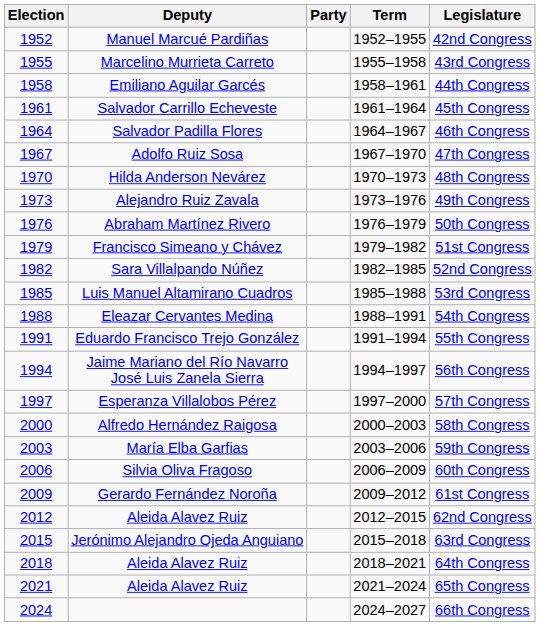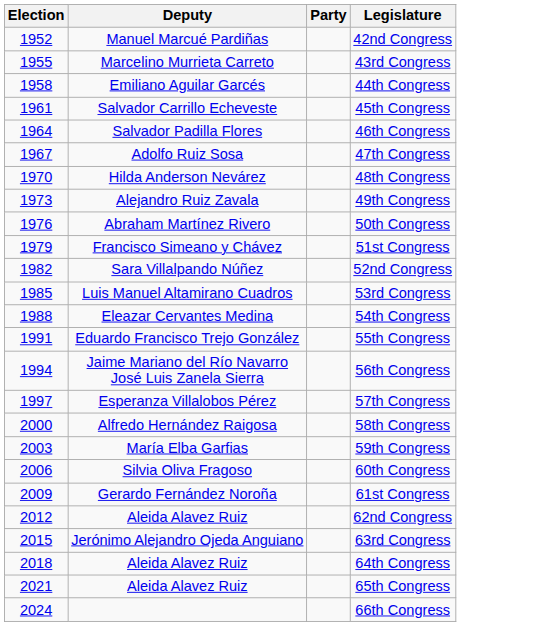- column: (390, 16)
